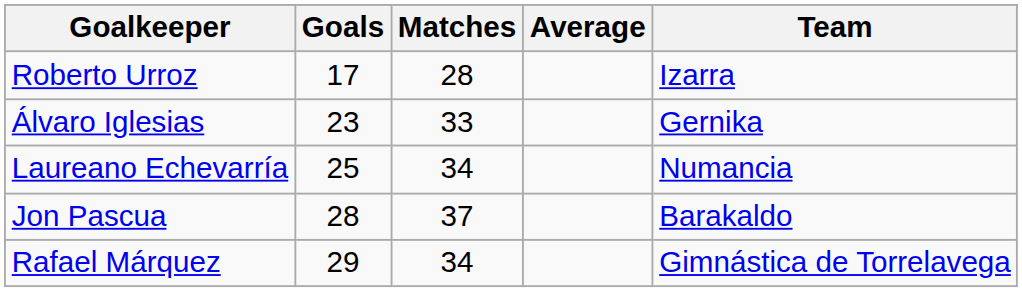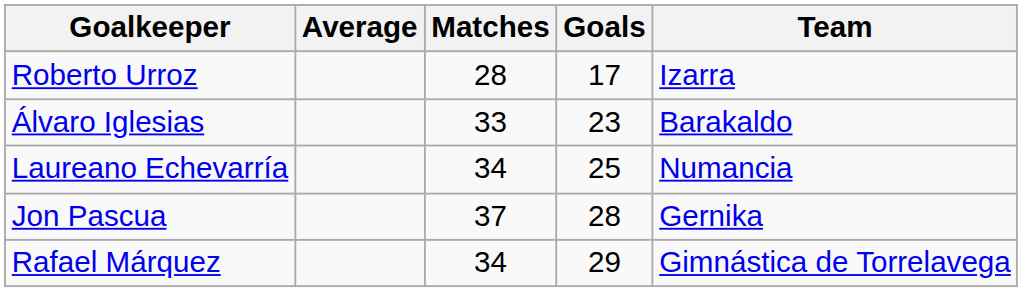columns swapped: (343, 27) <-> (588, 27)
(711, 121) Gernika -> (726, 121) Barakaldo
(726, 215) Barakaldo -> (711, 215) Gernika
